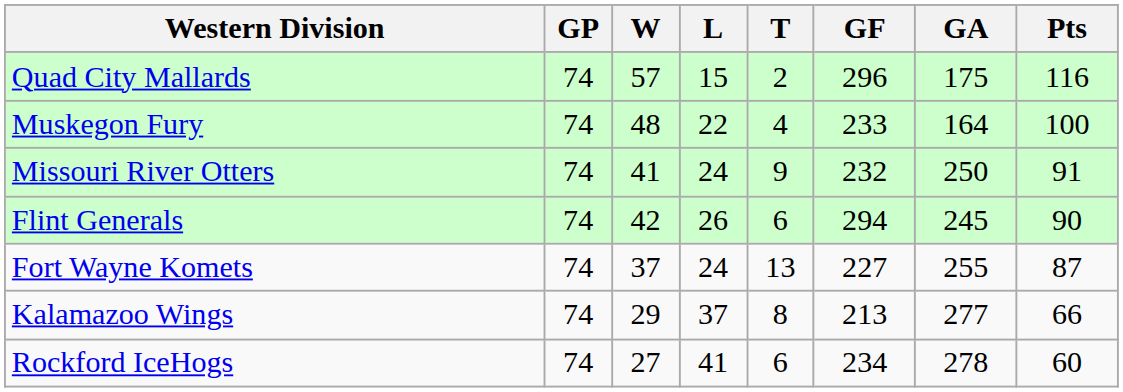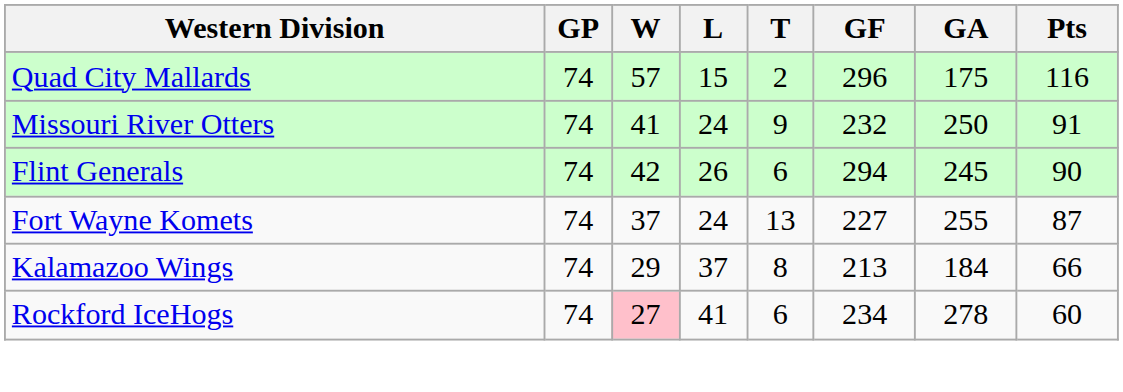- row: (108, 123)
(966, 314) 277 -> (966, 266) 184
(646, 362) no background -> (646, 314) pink background
